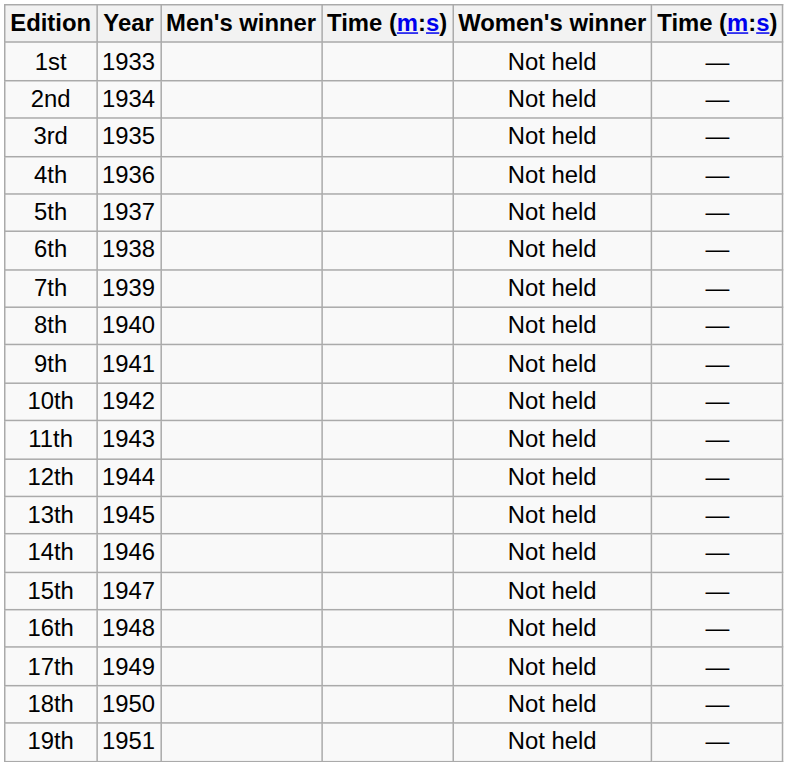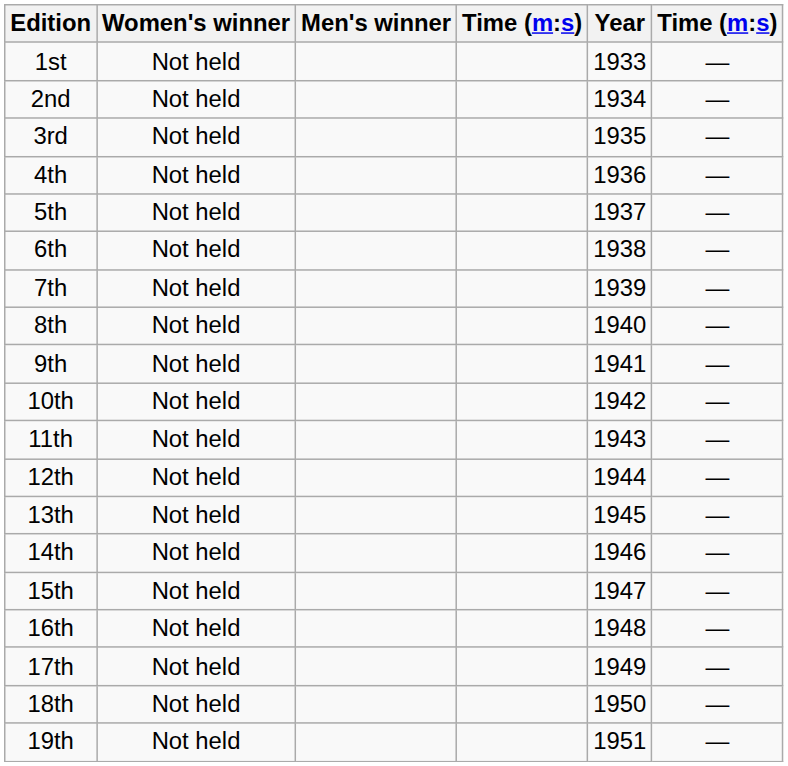columns swapped: (129, 23) <-> (552, 23)
